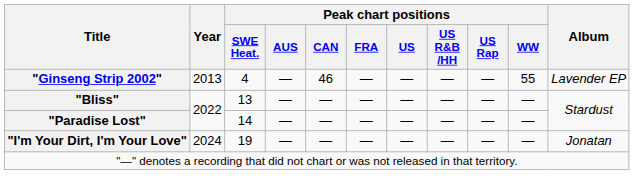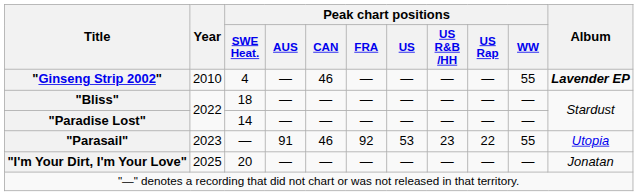(207, 79) 2013 -> (207, 79) 2010
(589, 79) normal -> (591, 79) bold
(245, 100) 13 -> (245, 100) 18
+ row: (97, 141)
(207, 141) 2024 -> (207, 161) 2025
(245, 141) 19 -> (245, 161) 20
